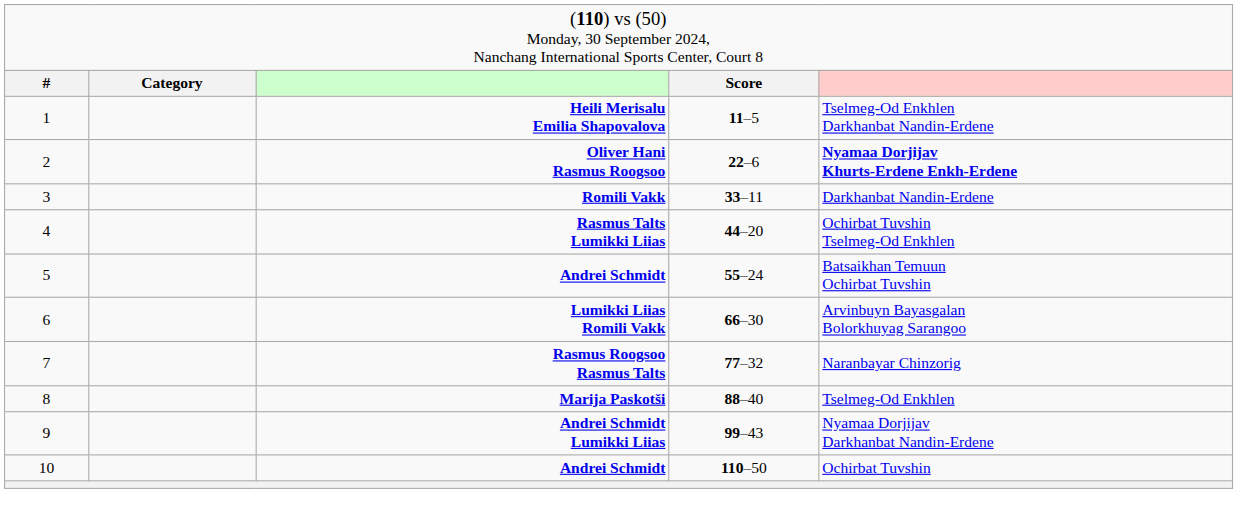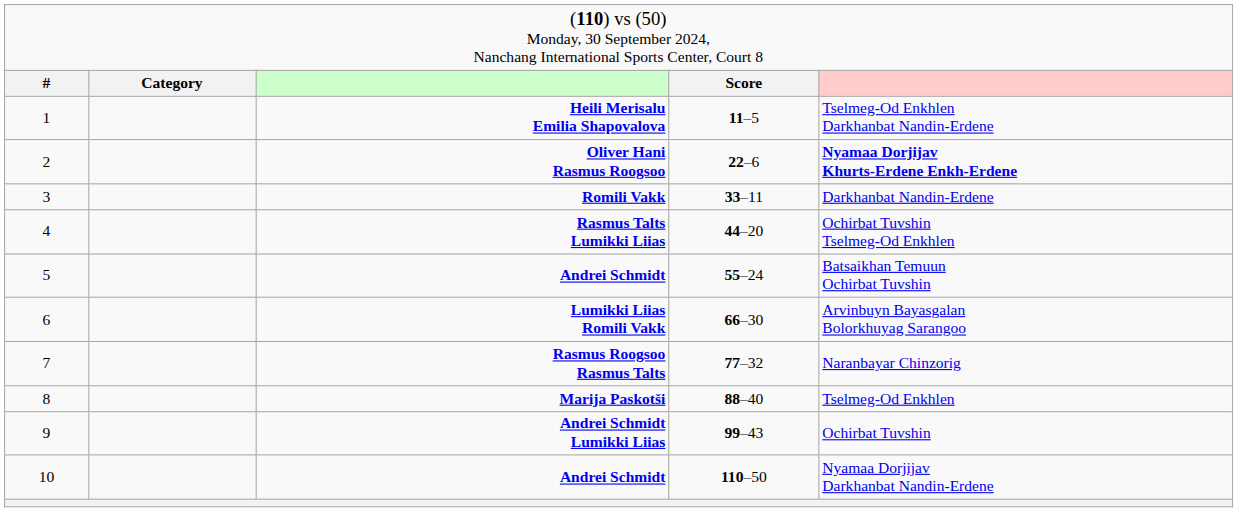(908, 433) Nyamaa Dorjijav Darkhanbat Nandin-Erdene -> (877, 433) Ochirbat Tuvshin
(877, 468) Ochirbat Tuvshin -> (908, 477) Nyamaa Dorjijav Darkhanbat Nandin-Erdene
